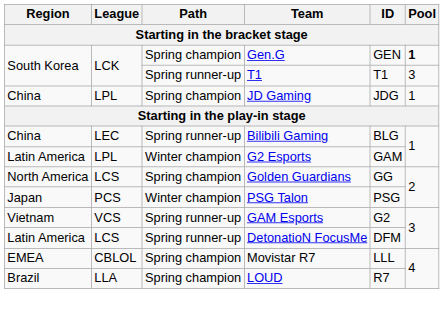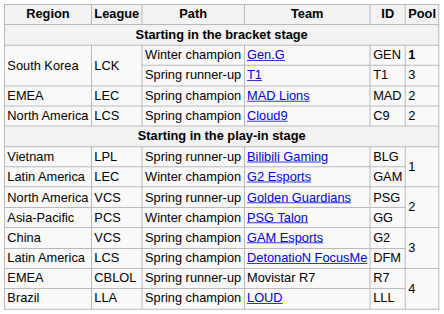(193, 55) Spring champion -> (193, 55) Winter champion
- row: (279, 95)
+ row: (278, 95)
+ row: (267, 116)
(24, 136) China -> (31, 156) Vietnam
(107, 136) LEC -> (106, 156) LPL
(106, 156) LPL -> (107, 177) LEC
(107, 177) LCS -> (108, 197) VCS
(193, 177) Spring champion -> (193, 197) Spring runner-up
(383, 177) GG -> (387, 197) PSG
(25, 197) Japan -> (41, 217) Asia-Pacific
(387, 197) PSG -> (383, 217) GG
(31, 217) Vietnam -> (24, 237) China
(193, 217) Spring runner-up -> (193, 237) Spring champion
(193, 237) Spring runner-up -> (193, 258) Spring champion
(193, 258) Spring champion -> (193, 278) Spring runner-up
(384, 258) LLL -> (381, 278) R7
(381, 278) R7 -> (384, 298) LLL
